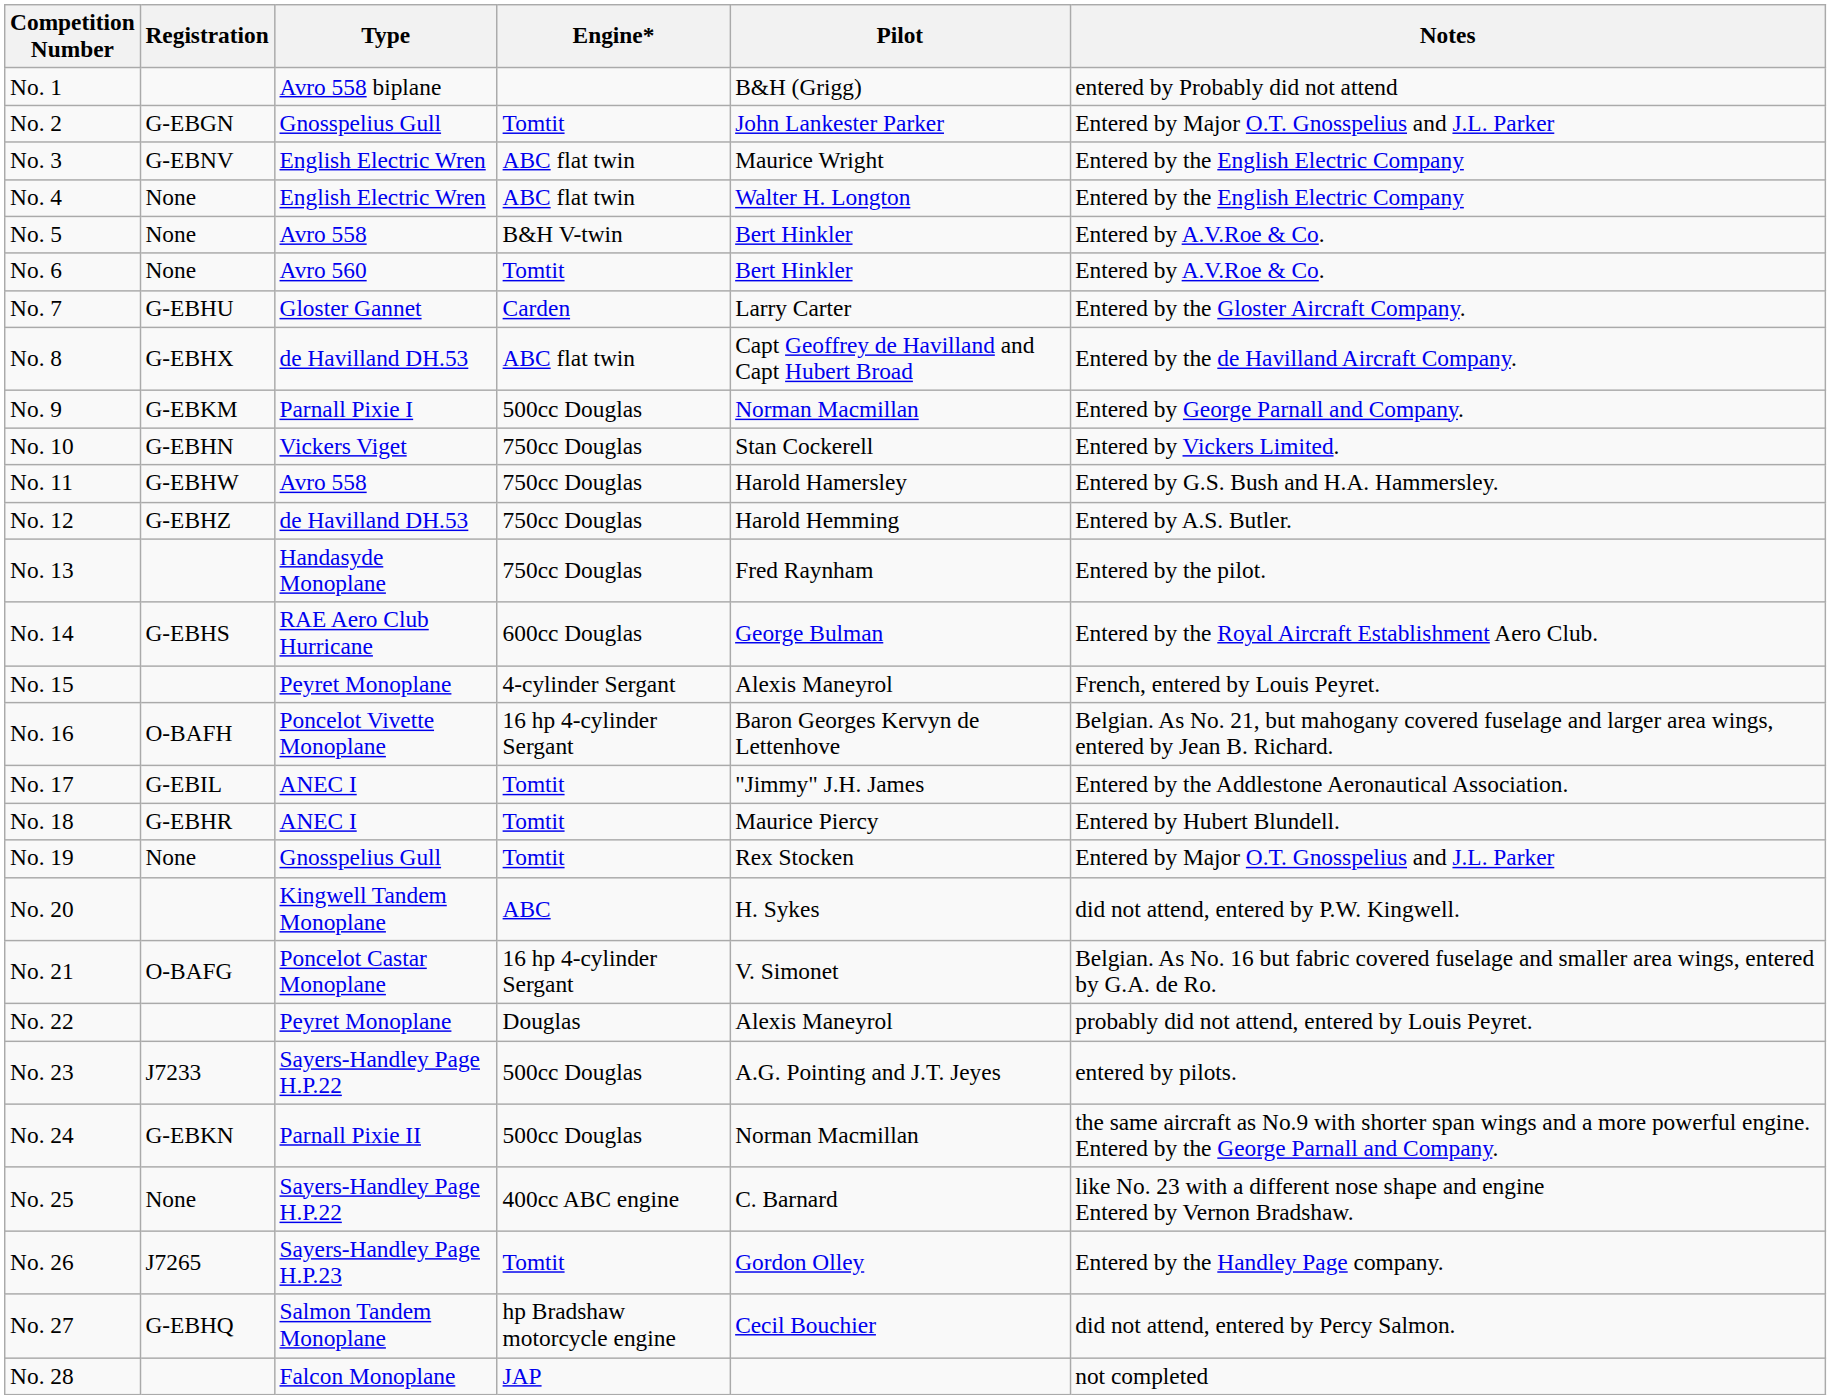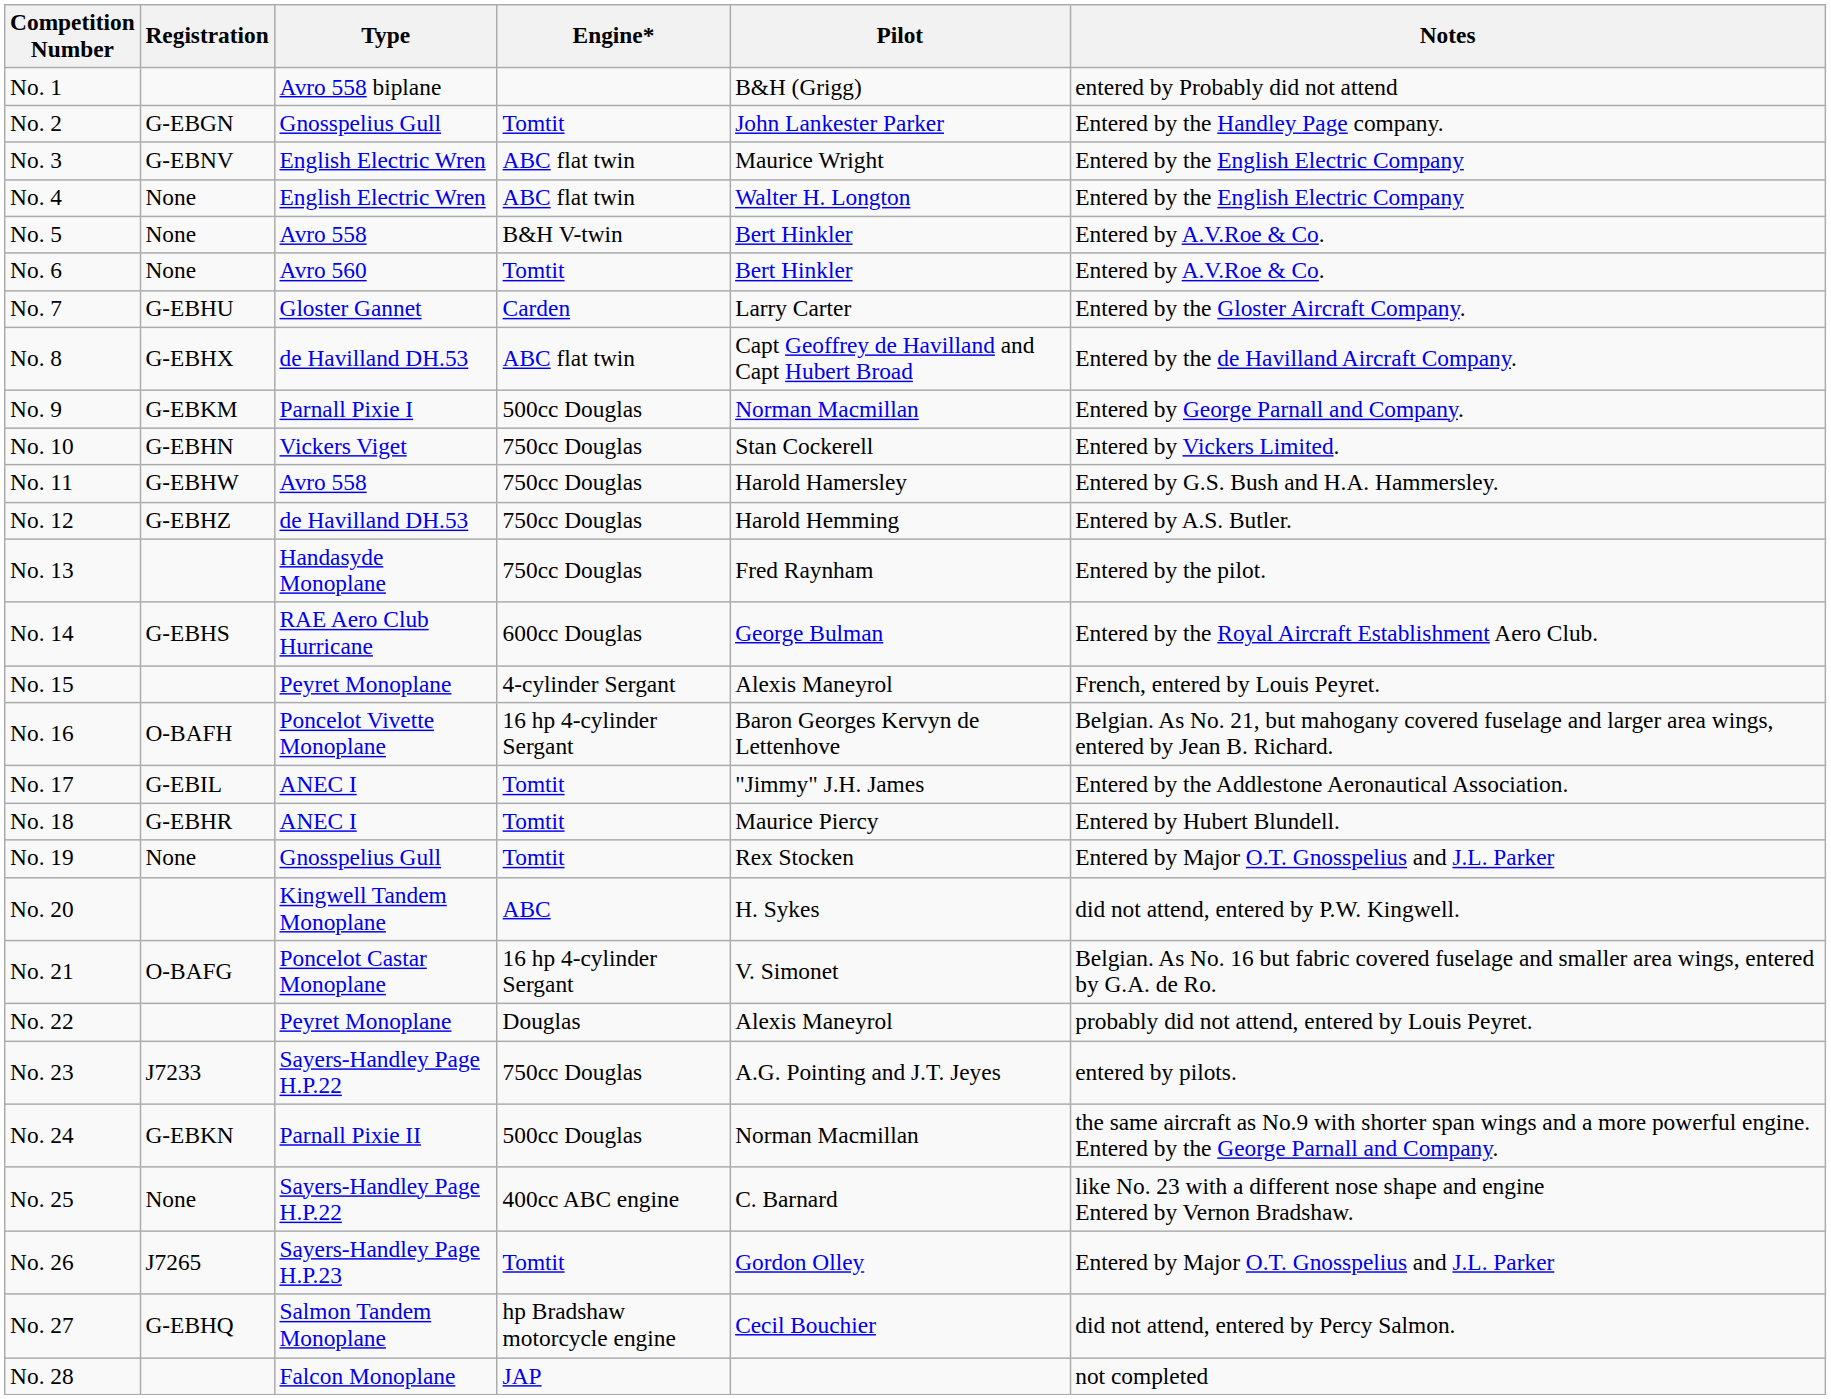(1315, 123) Entered by Major O.T. Gnosspelius and J.L. Parker -> (1259, 123) Entered by the Handley Page company.
(572, 1072) 500cc Douglas -> (572, 1072) 750cc Douglas
(1259, 1262) Entered by the Handley Page company. -> (1315, 1262) Entered by Major O.T. Gnosspelius and J.L. Parker
